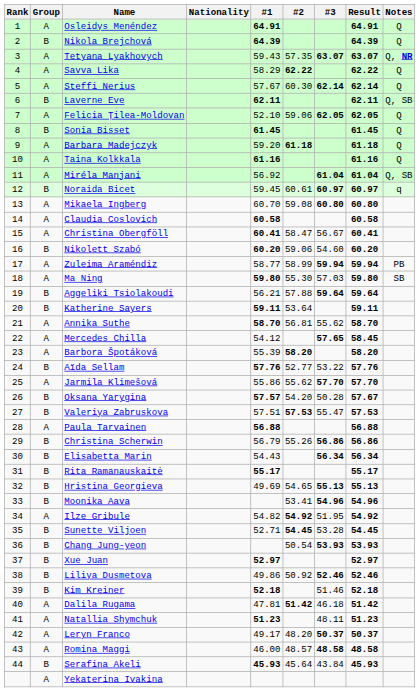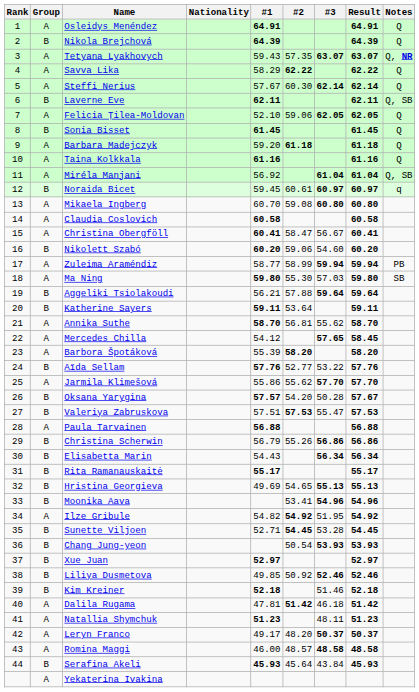(267, 575) 49.86 -> (267, 575) 49.85
